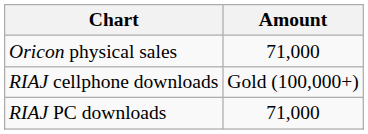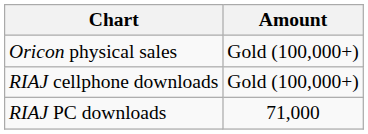(293, 50) 71,000 -> (293, 50) Gold (100,000+)
